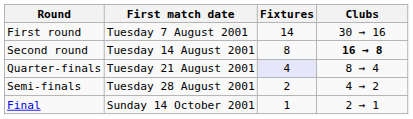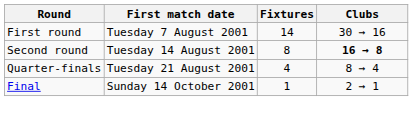(287, 68) lavender background -> (287, 68) no background
- row: (44, 86)
